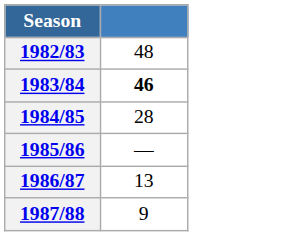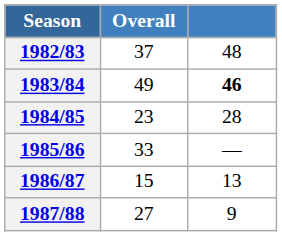+ column: (144, 20)
